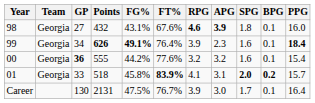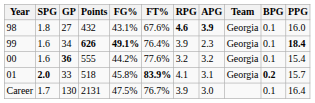columns swapped: (53, 12) <-> (249, 12)
